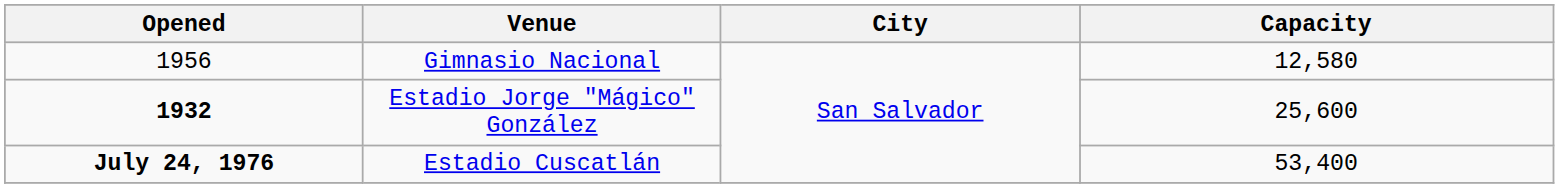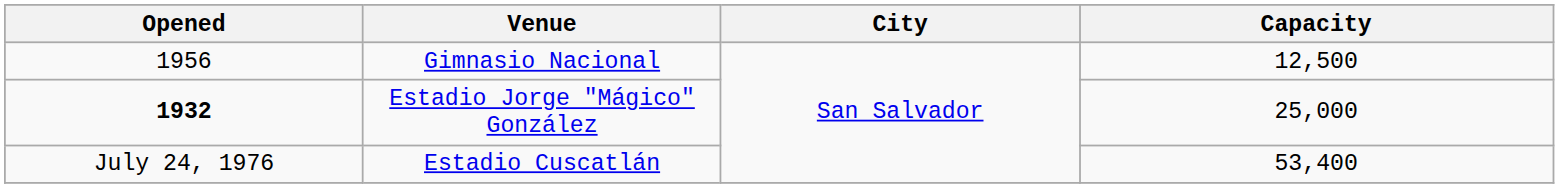(1316, 61) 12,580 -> (1316, 61) 12,500
(1316, 113) 25,600 -> (1316, 113) 25,000
(184, 164) bold -> (184, 164) normal
